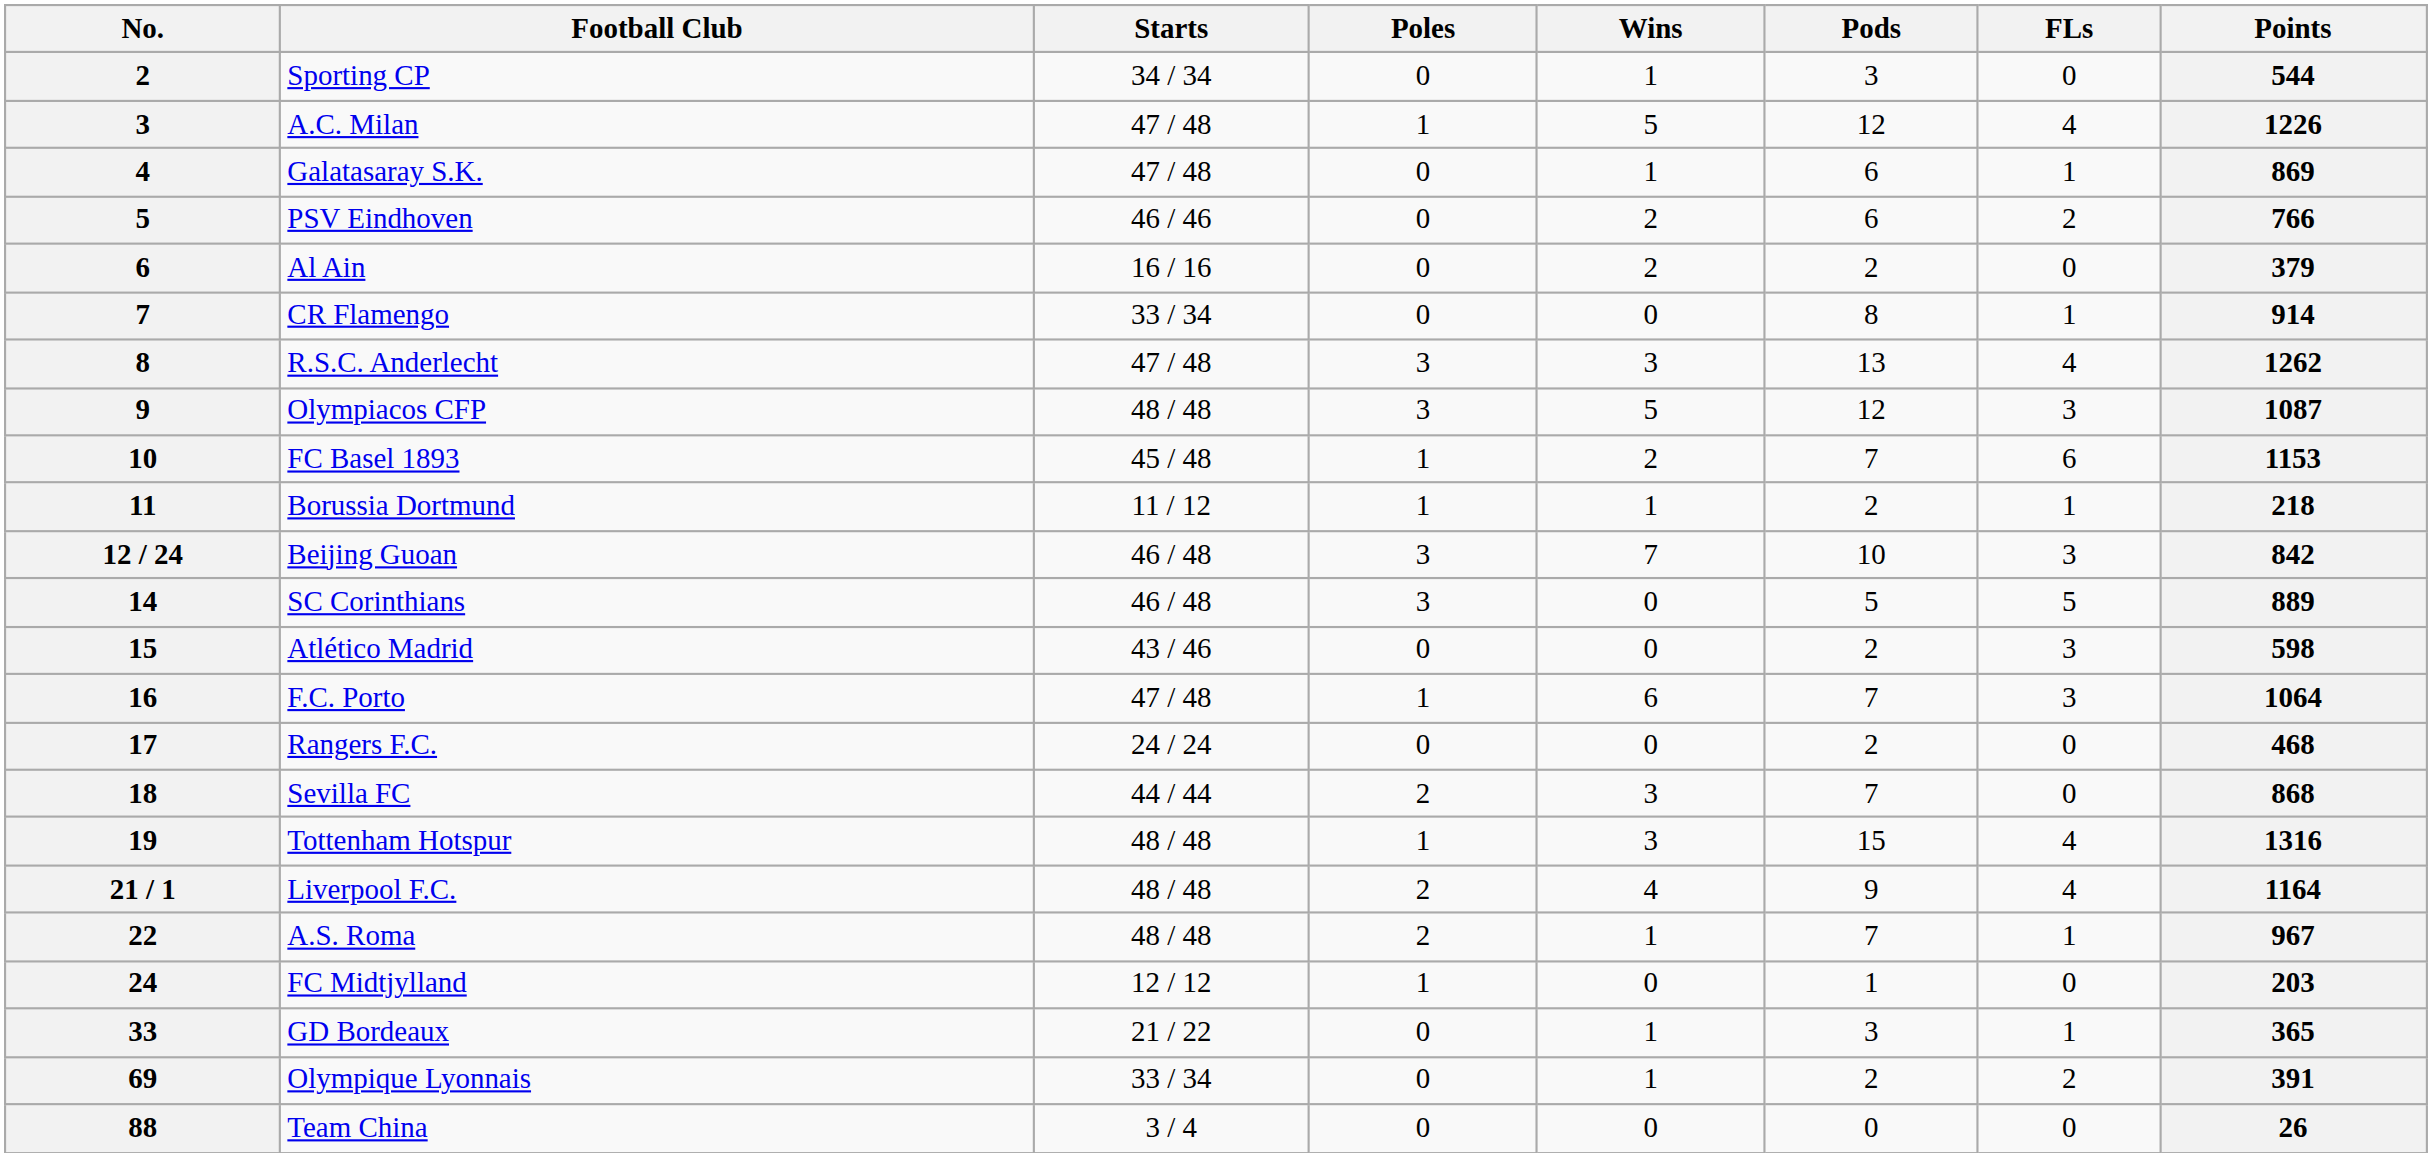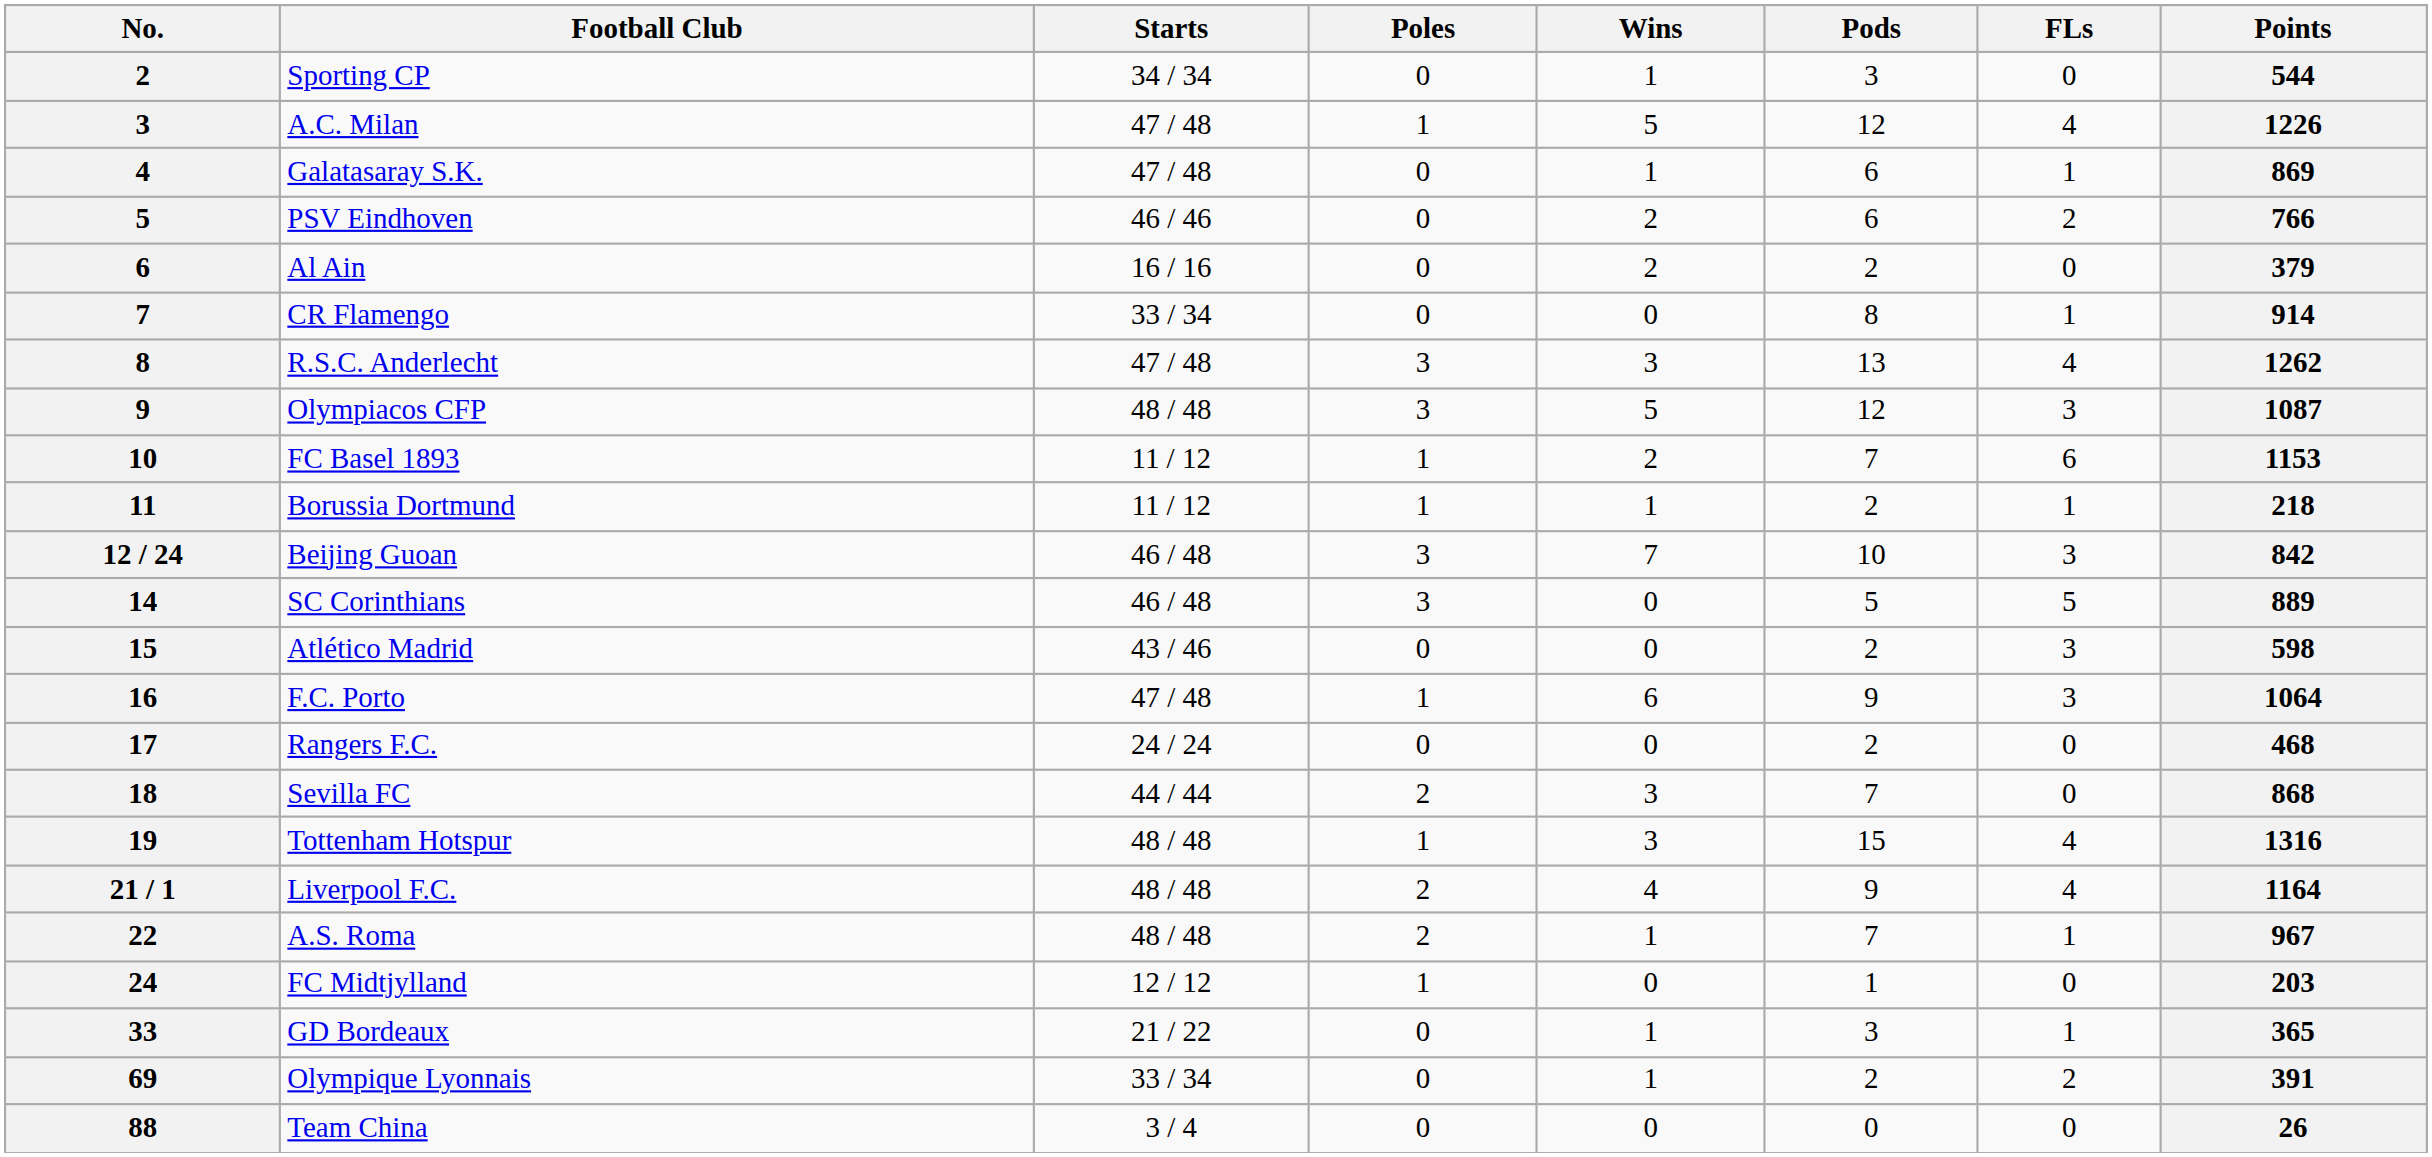(1171, 458) 45 / 48 -> (1171, 458) 11 / 12
(1871, 697) 7 -> (1871, 697) 9
